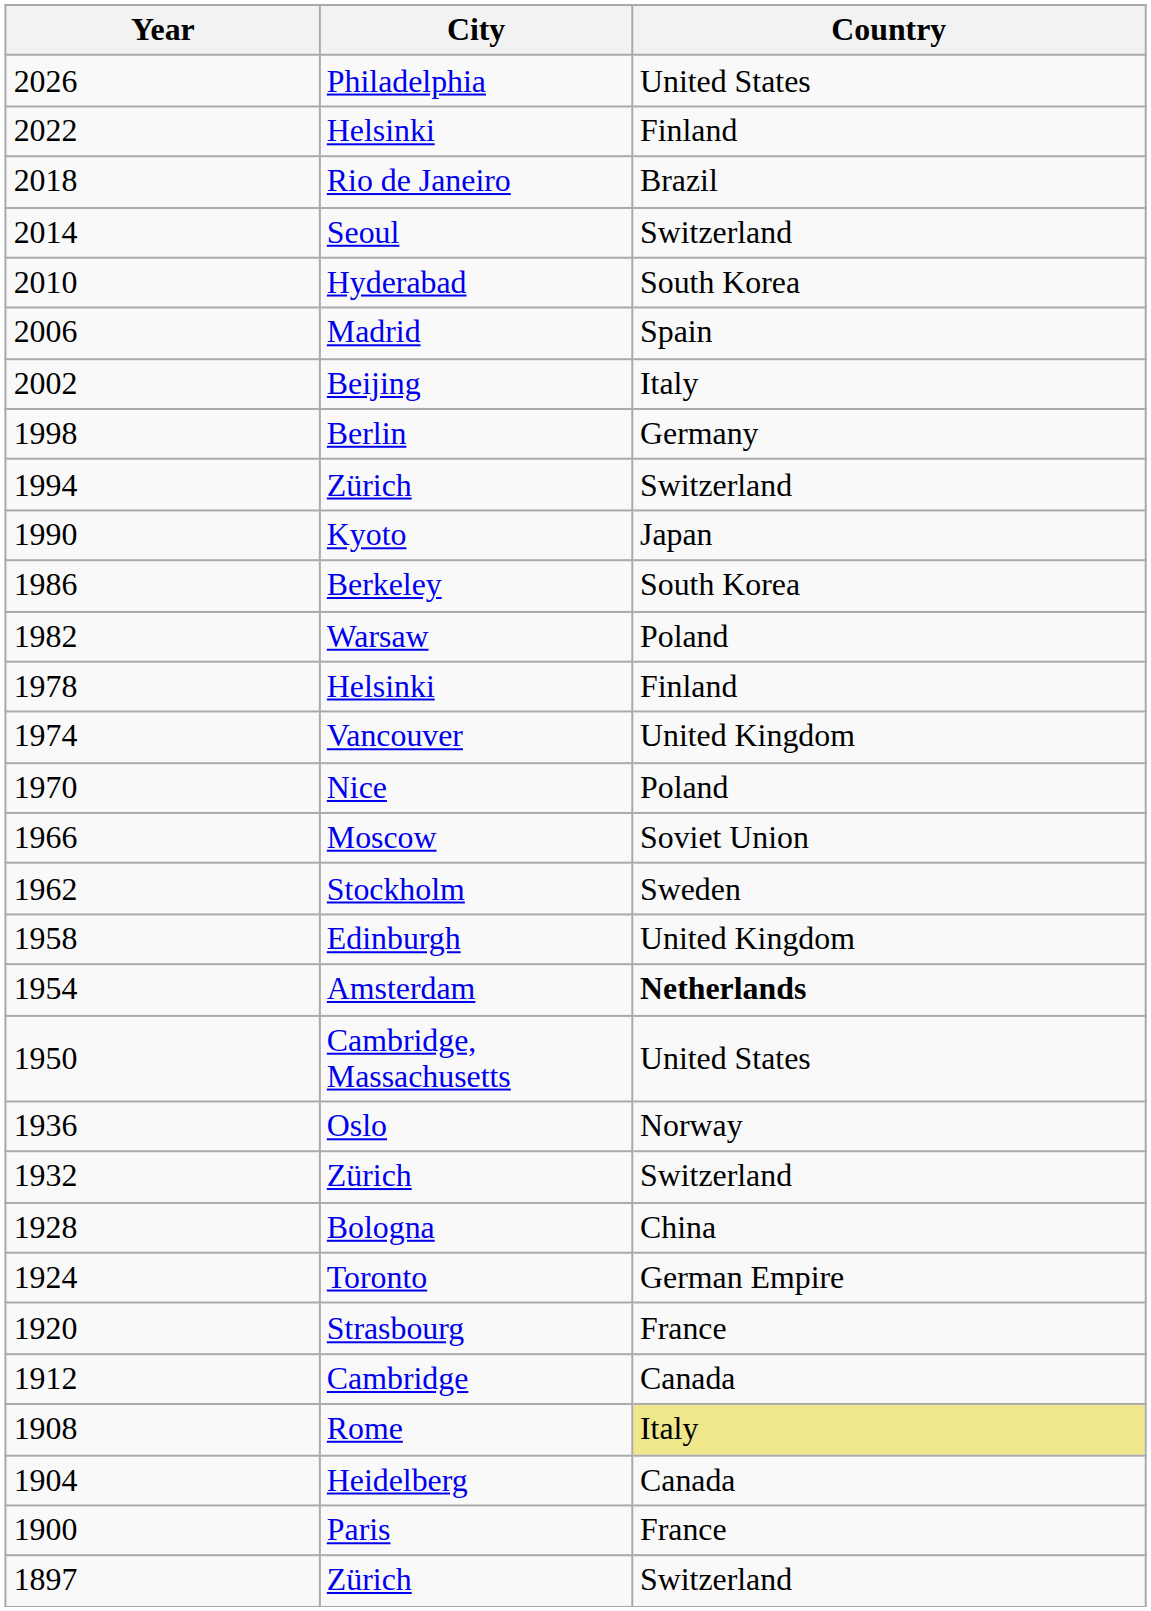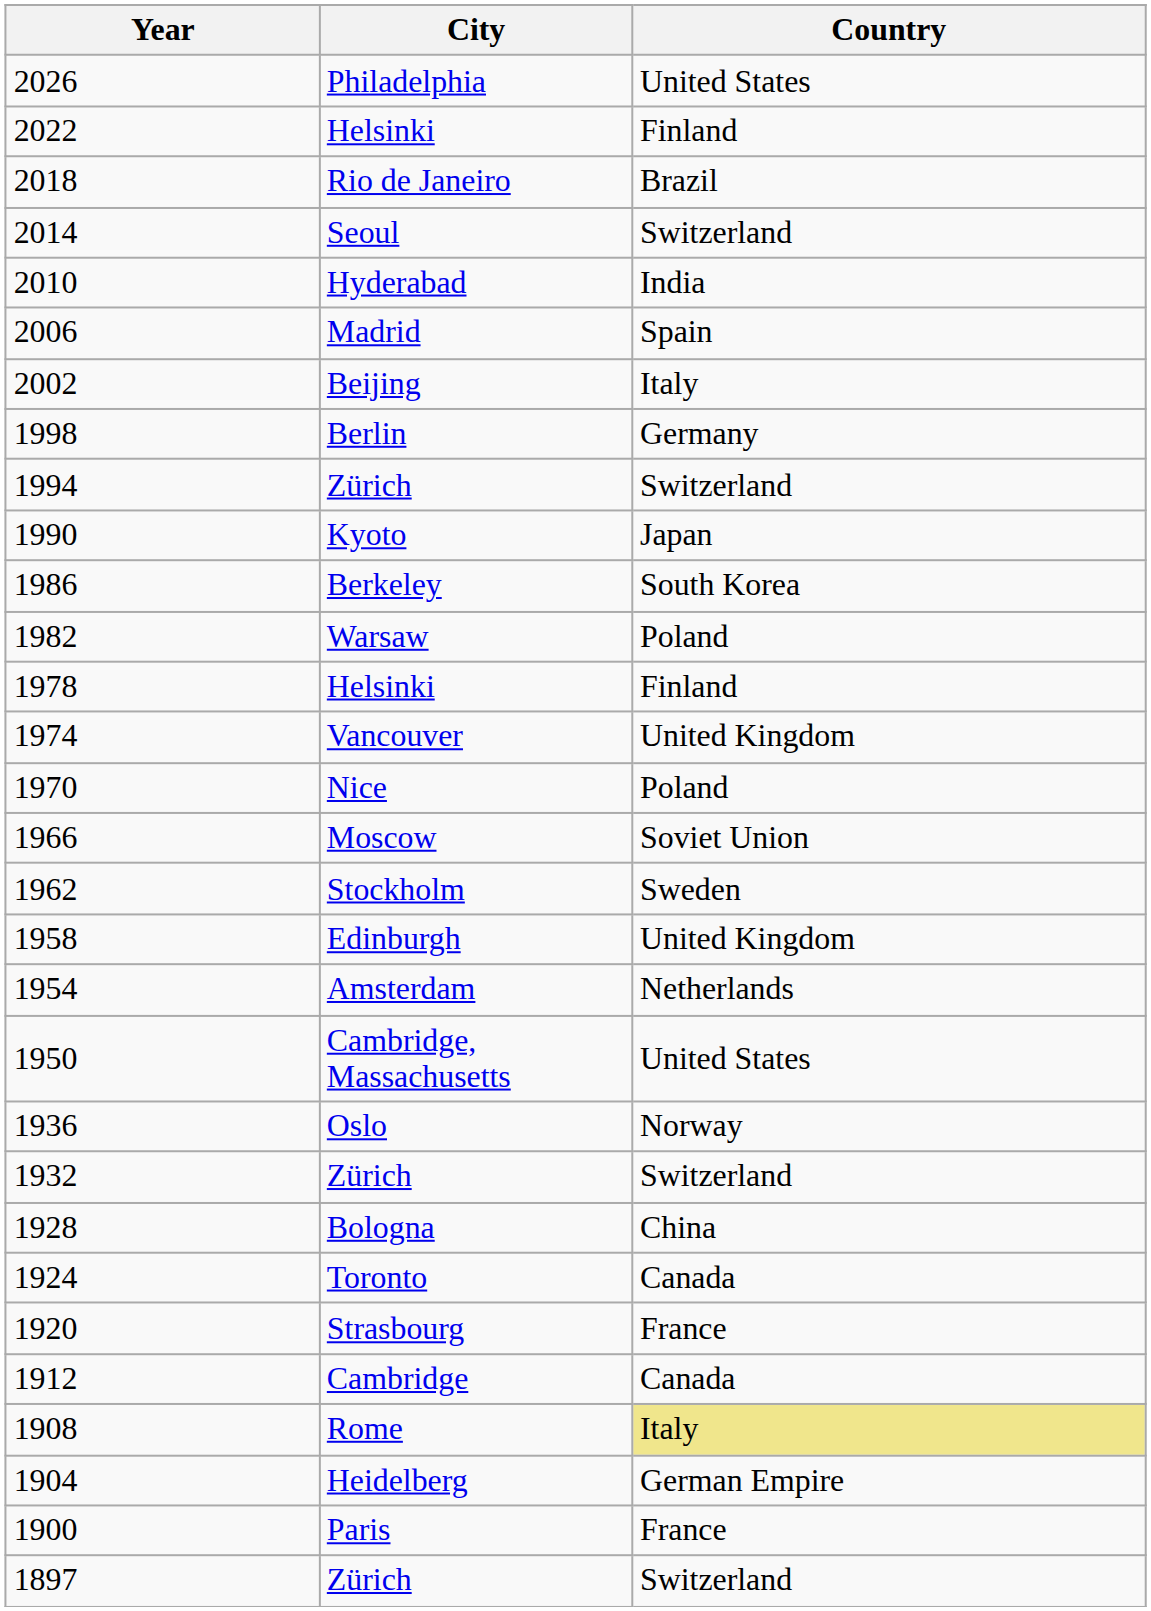(720, 282) South Korea -> (673, 282) India
(723, 989) bold -> (717, 989) normal
(742, 1277) German Empire -> (688, 1277) Canada
(688, 1479) Canada -> (742, 1479) German Empire
